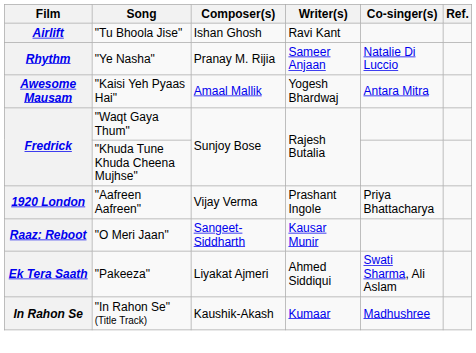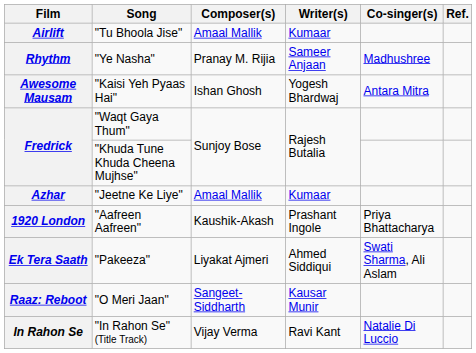(228, 33) Ishan Ghosh -> (228, 33) Amaal Mallik
(314, 33) Ravi Kant -> (309, 33) Kumaar
(390, 58) Natalie Di Luccio -> (397, 58) Madhushree
(228, 91) Amaal Mallik -> (228, 91) Ishan Ghosh
+ row: (48, 195)
(226, 202) Vijay Verma -> (234, 221) Kaushik-Akash
rows swapped: (48, 234) <-> (48, 274)
(234, 313) Kaushik-Akash -> (226, 332) Vijay Verma
(309, 313) Kumaar -> (314, 332) Ravi Kant
(397, 313) Madhushree -> (390, 332) Natalie Di Luccio
